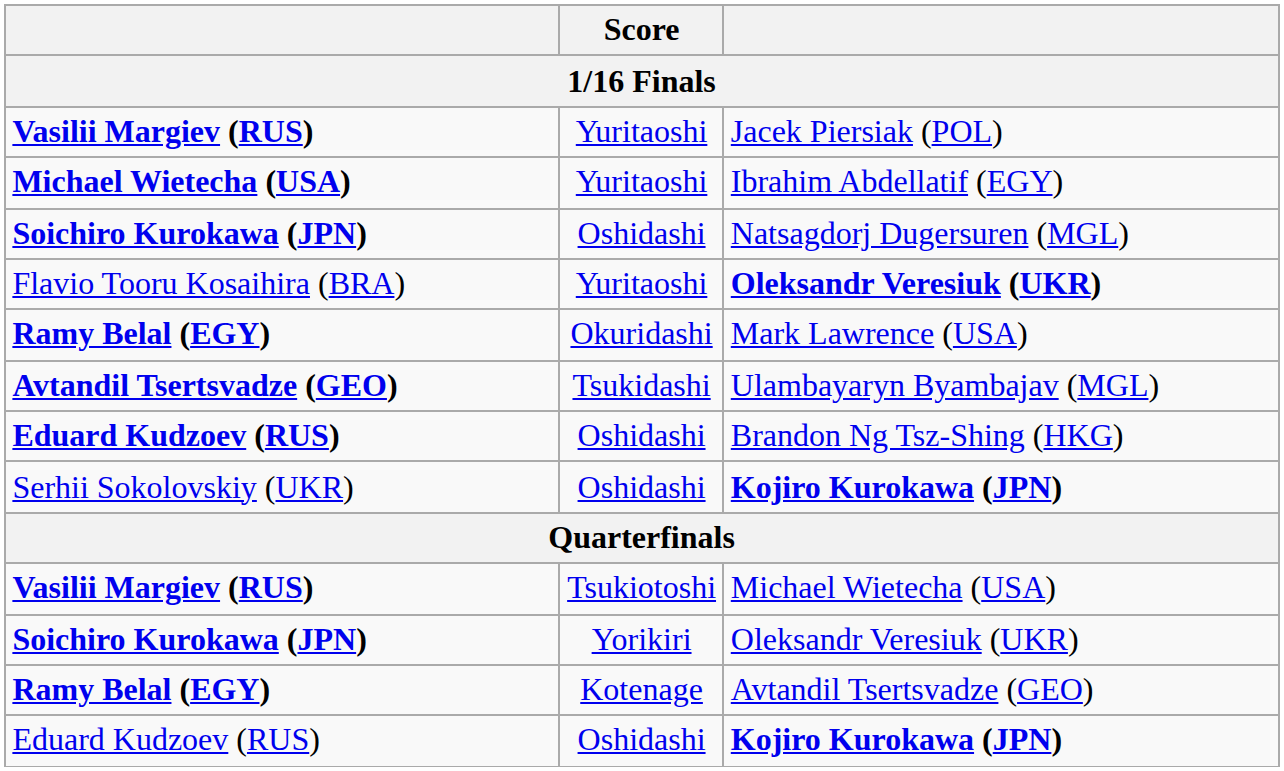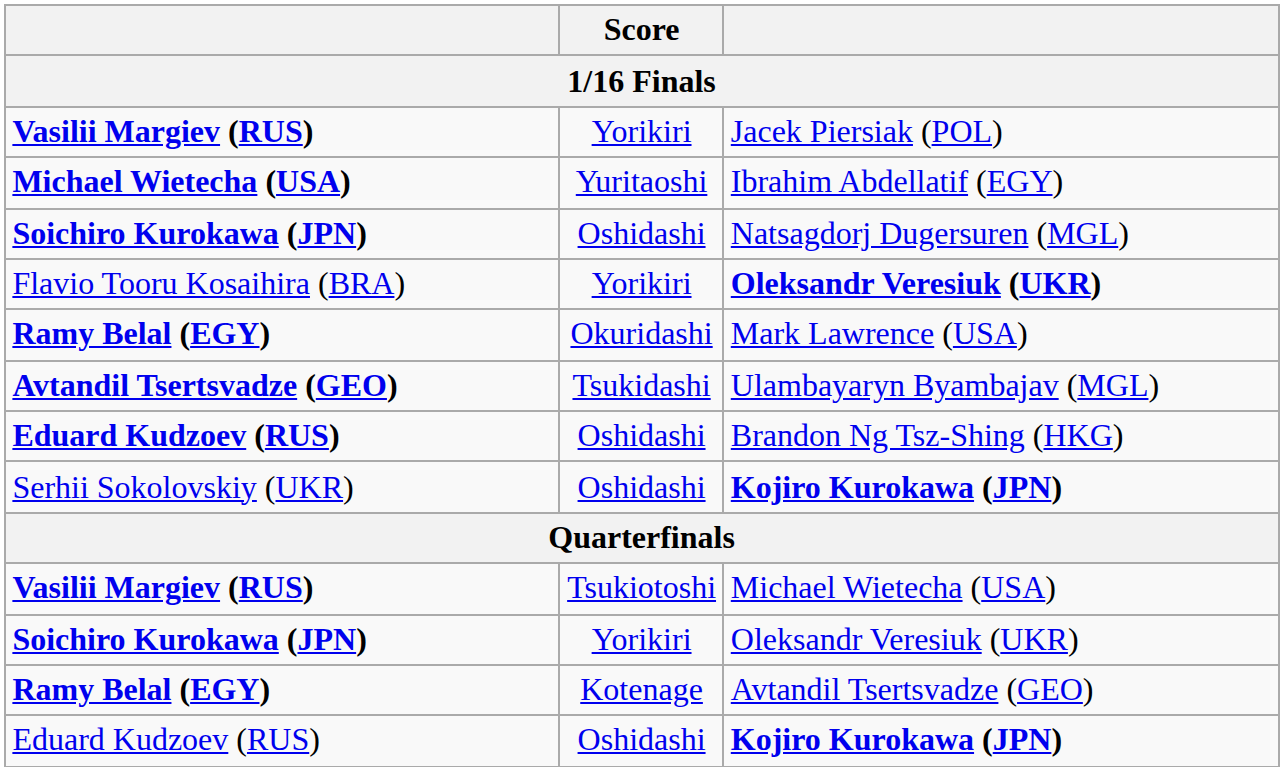(642, 131) Yuritaoshi -> (642, 131) Yorikiri
(642, 283) Yuritaoshi -> (642, 283) Yorikiri
